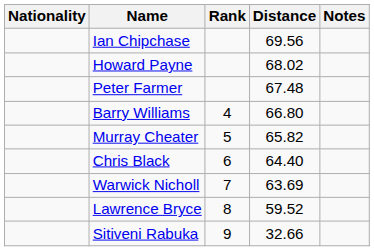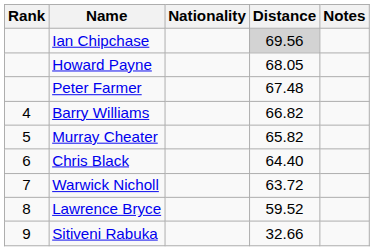columns swapped: (227, 16) <-> (47, 16)
(285, 40) no background -> (285, 40) lightgrey background
(285, 64) 68.02 -> (285, 64) 68.05
(285, 112) 66.80 -> (285, 112) 66.82
(285, 185) 63.69 -> (285, 185) 63.72
